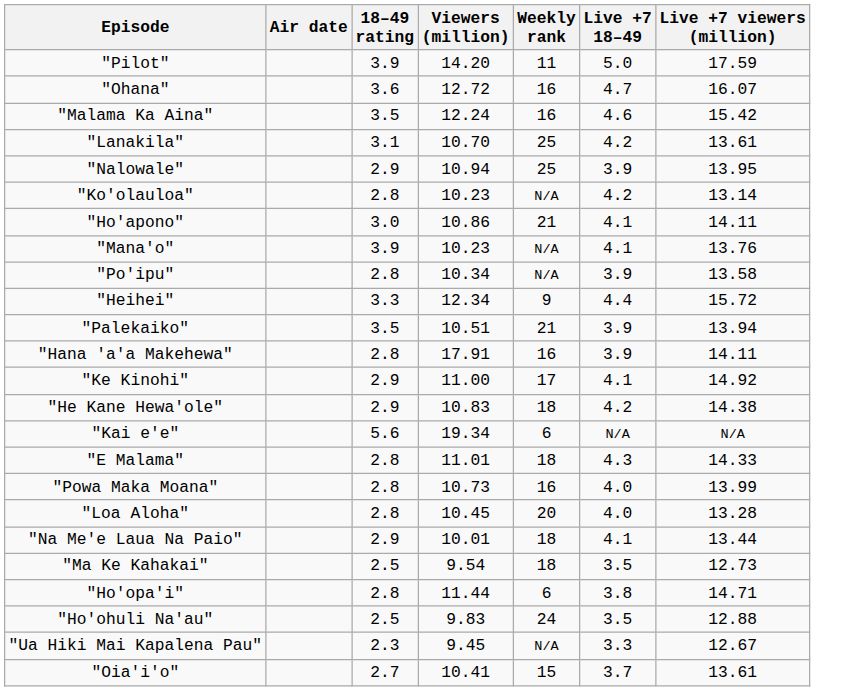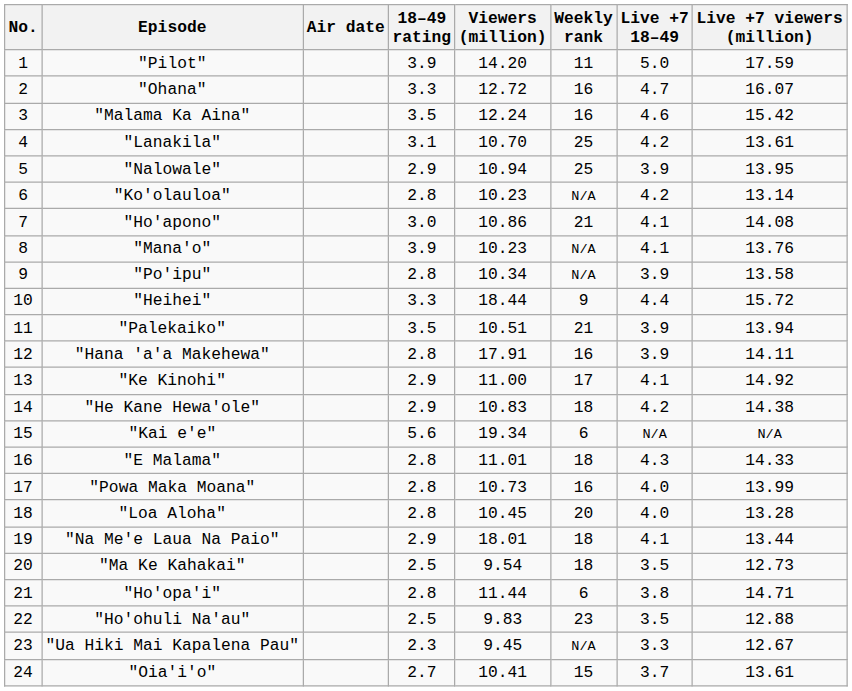+ column: (23, 27)
(385, 90) 3.6 -> (422, 90) 3.3
(733, 222) 14.11 -> (770, 222) 14.08
(466, 301) 12.34 -> (503, 301) 18.44
(466, 540) 10.01 -> (503, 540) 18.01
(547, 619) 24 -> (584, 619) 23
